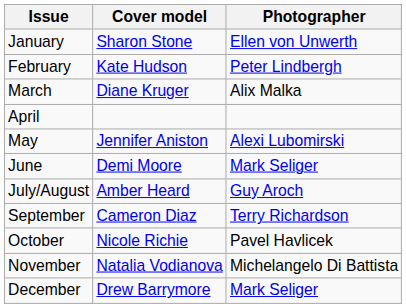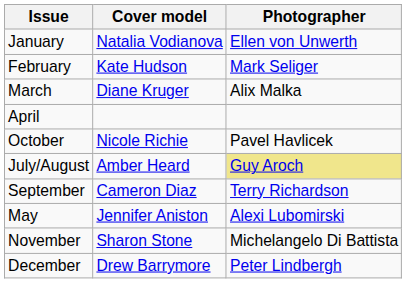(144, 41) Sharon Stone -> (160, 41) Natalia Vodianova
(286, 66) Peter Lindbergh -> (274, 66) Mark Seliger
rows swapped: (23, 141) <-> (36, 240)
- row: (25, 166)
(267, 191) no background -> (267, 166) khaki background
(160, 265) Natalia Vodianova -> (144, 240) Sharon Stone
(274, 290) Mark Seliger -> (286, 265) Peter Lindbergh
